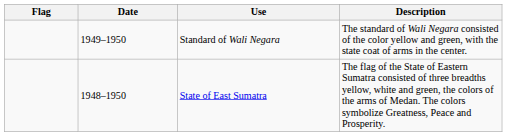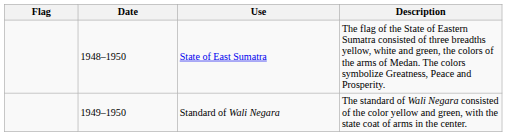rows swapped: (223, 95) <-> (230, 39)
